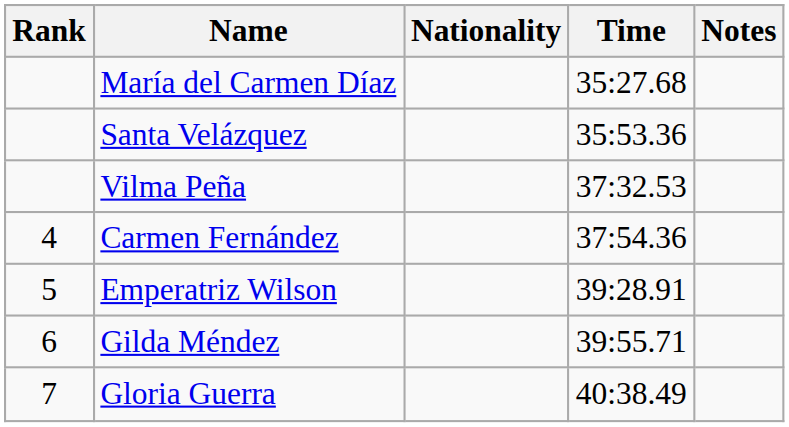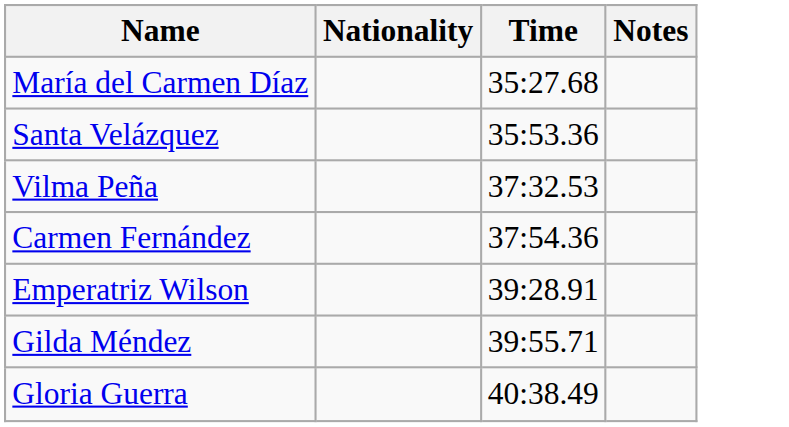- column: (49, 30)
